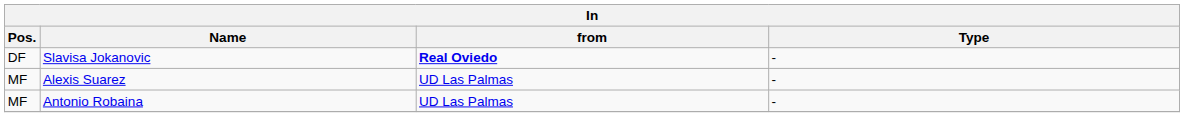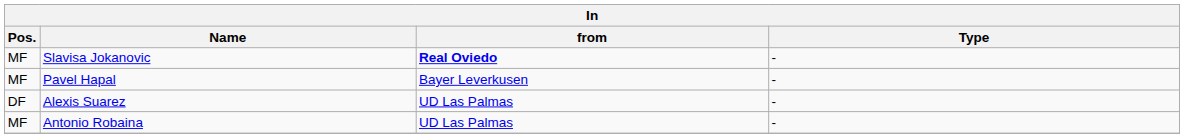(17, 58) DF -> (17, 58) MF
+ row: (79, 80)
(17, 80) MF -> (17, 101) DF
